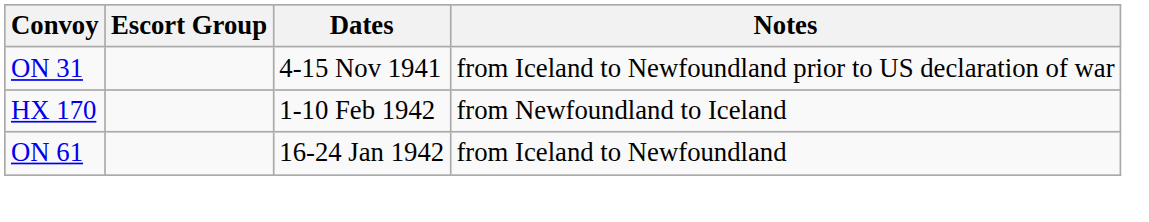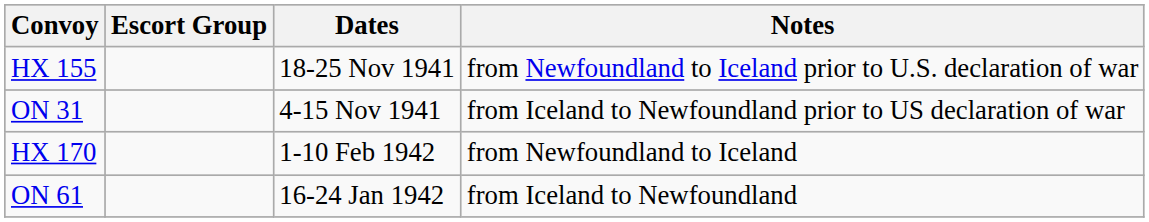+ row: (54, 68)
